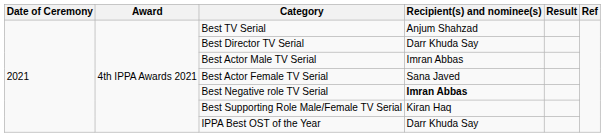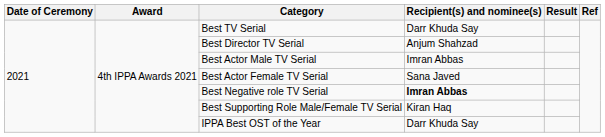(442, 28) Anjum Shahzad -> (442, 28) Darr Khuda Say
(442, 44) Darr Khuda Say -> (442, 44) Anjum Shahzad
